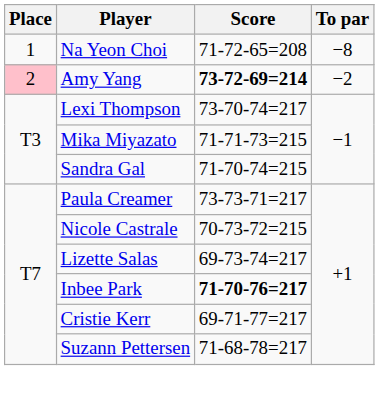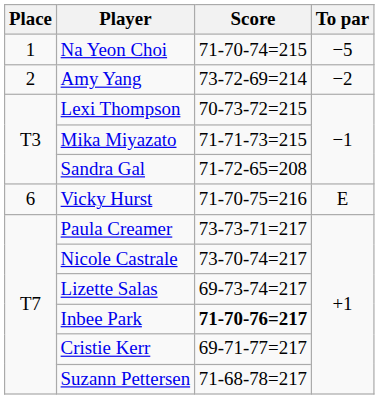(253, 49) 71-72-65=208 -> (253, 49) 71-70-74=215
(342, 49) −8 -> (342, 49) −5
(30, 79) pink background -> (30, 79) no background
(253, 79) bold -> (253, 79) normal
(253, 109) 73-70-74=217 -> (253, 109) 70-73-72=215
(253, 169) 71-70-74=215 -> (253, 169) 71-72-65=208
+ row: (106, 199)
(253, 229) 70-73-72=215 -> (253, 259) 73-70-74=217
